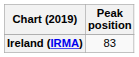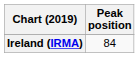(110, 43) 83 -> (110, 43) 84
